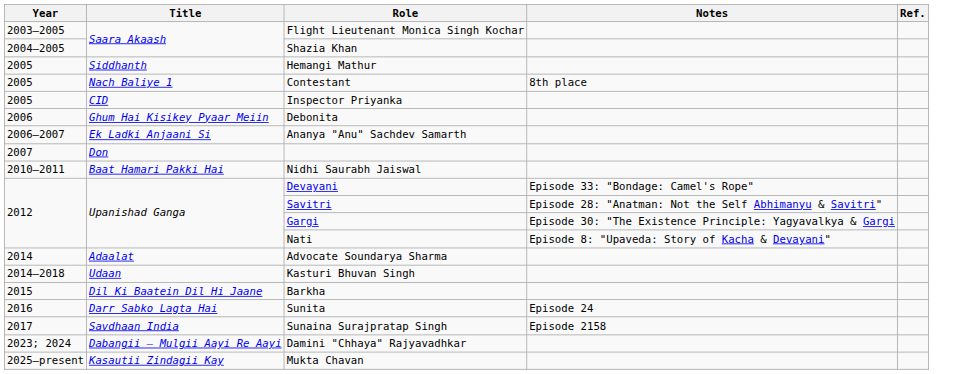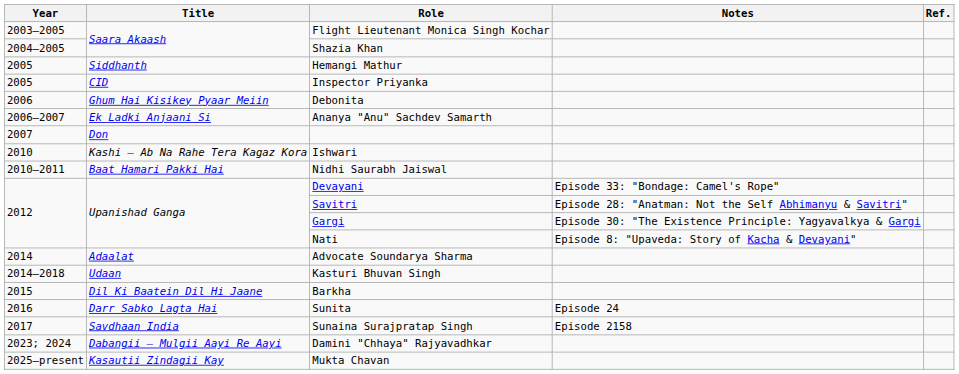- row: (319, 83)
+ row: (335, 152)
